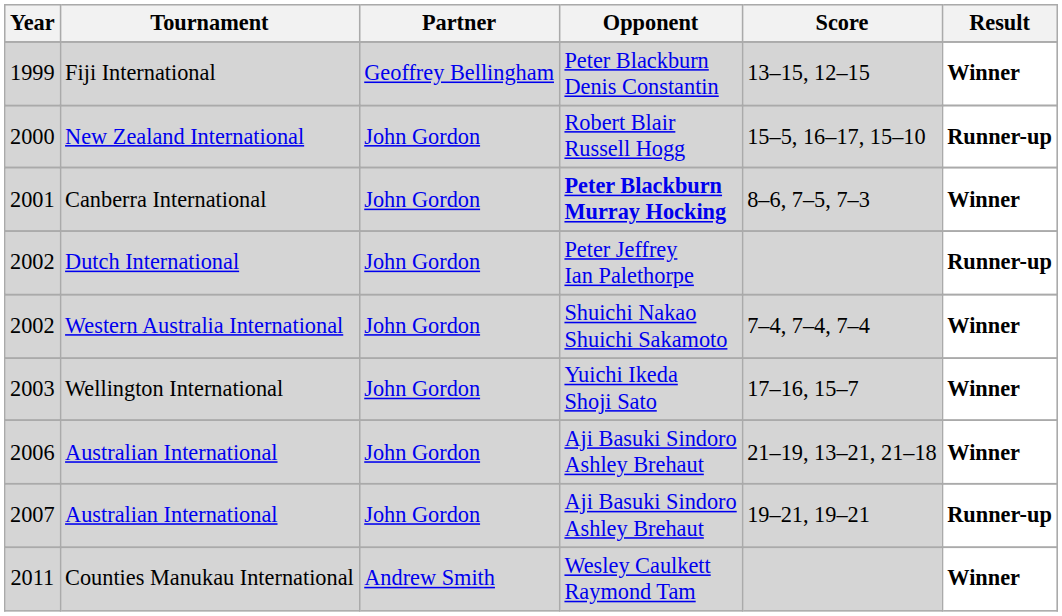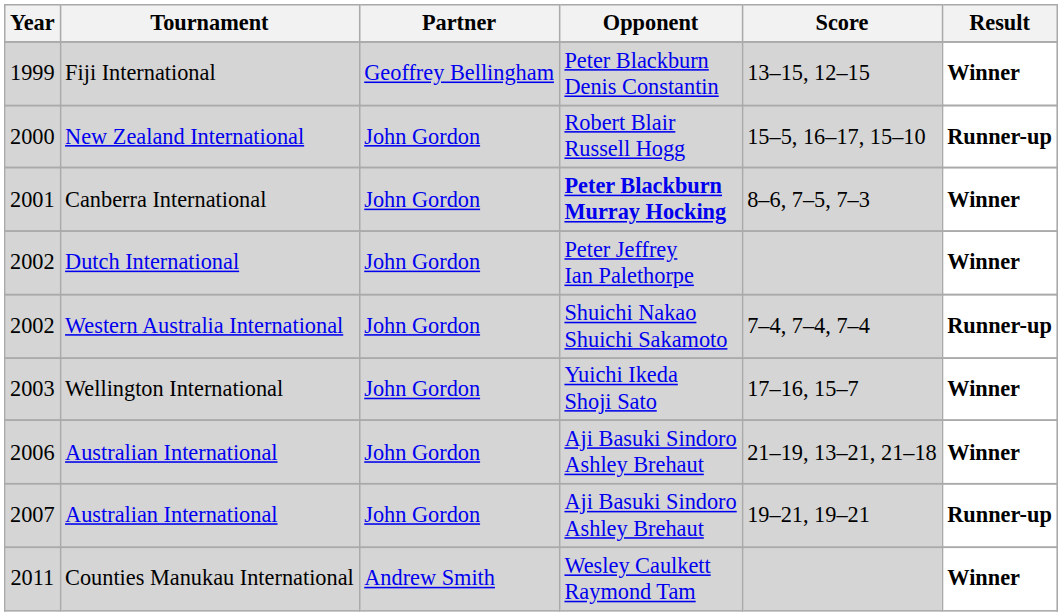(1000, 262) Runner-up -> (984, 262) Winner
(984, 325) Winner -> (1000, 325) Runner-up
